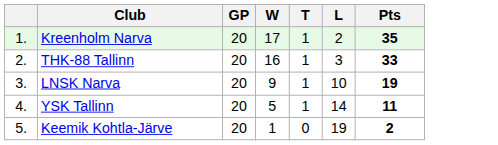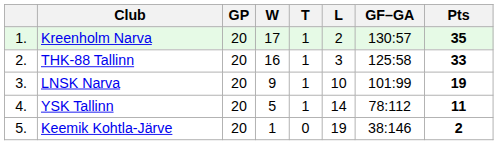+ column: (390, 15)
